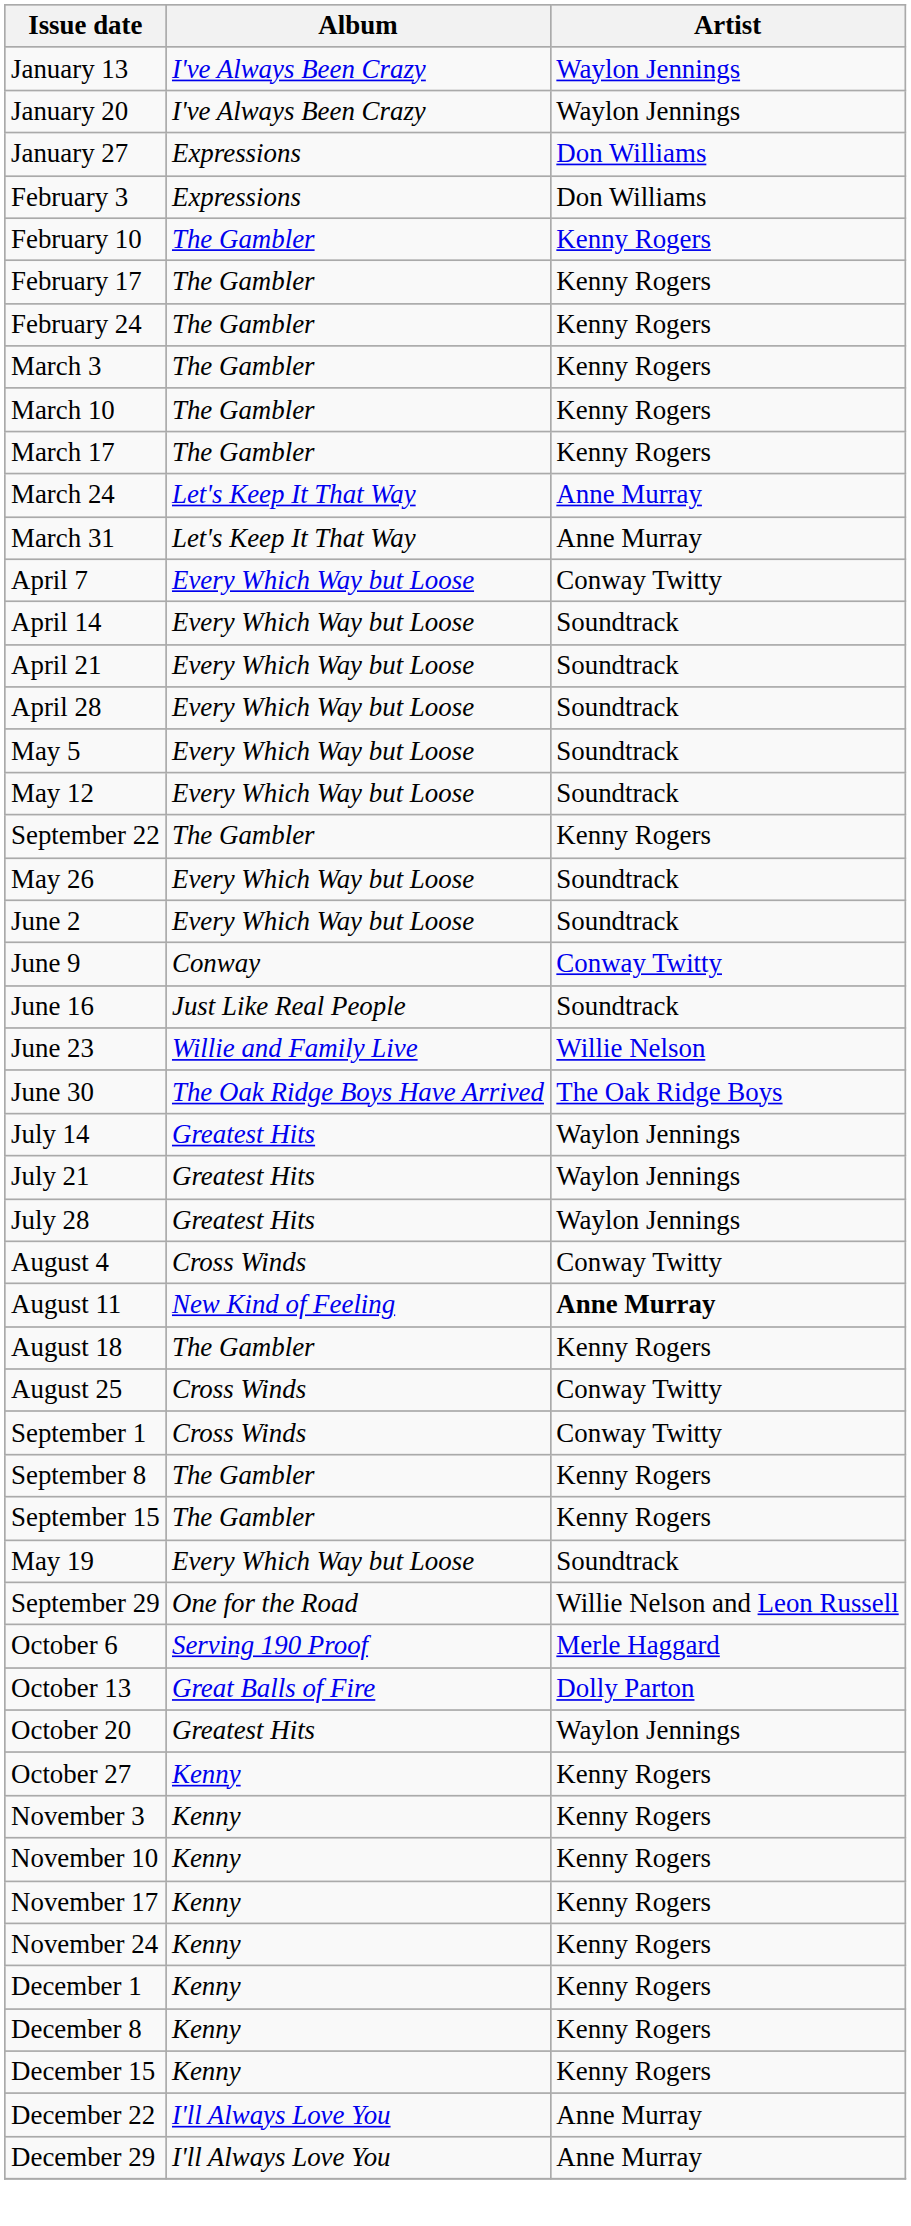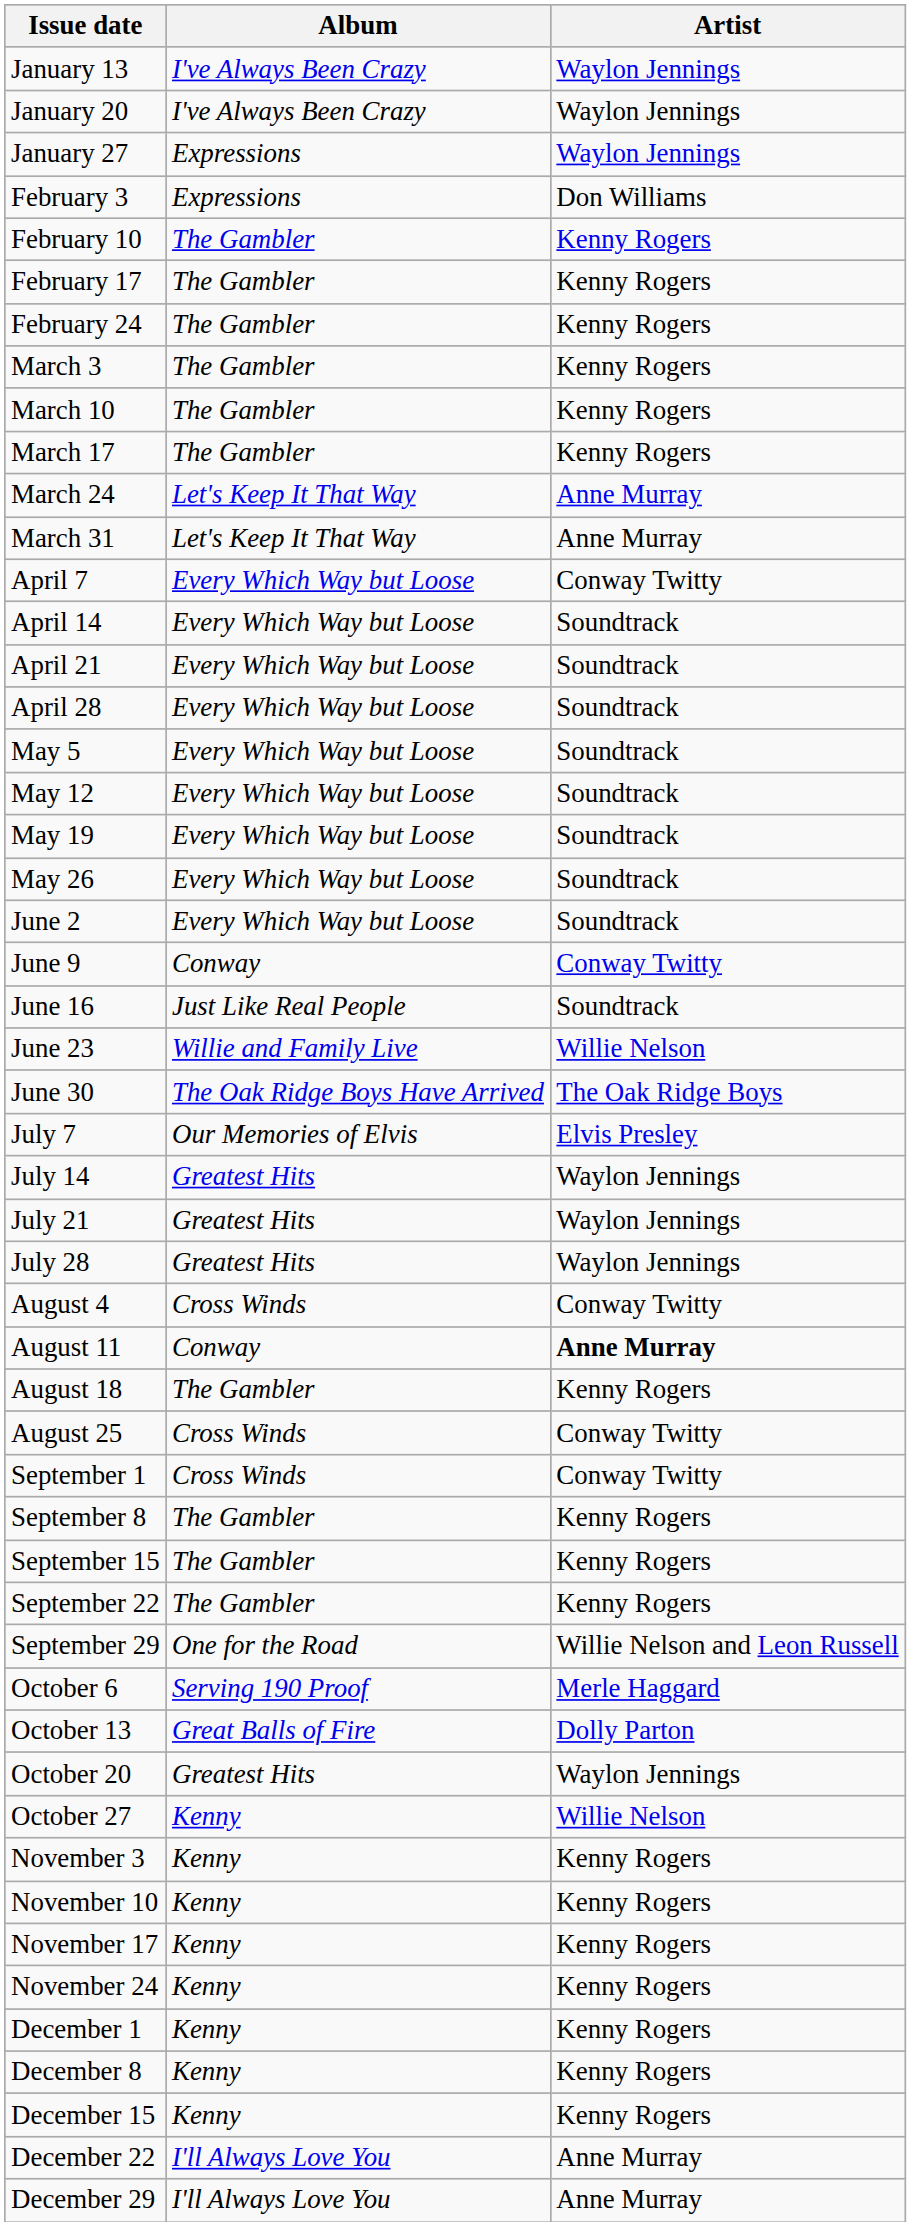(631, 153) Don Williams -> (648, 153) Waylon Jennings
rows swapped: (52, 1560) <-> (85, 835)
+ row: (44, 1134)
(284, 1304) New Kind of Feeling -> (216, 1347) Conway
(634, 1773) Kenny Rogers -> (631, 1816) Willie Nelson
